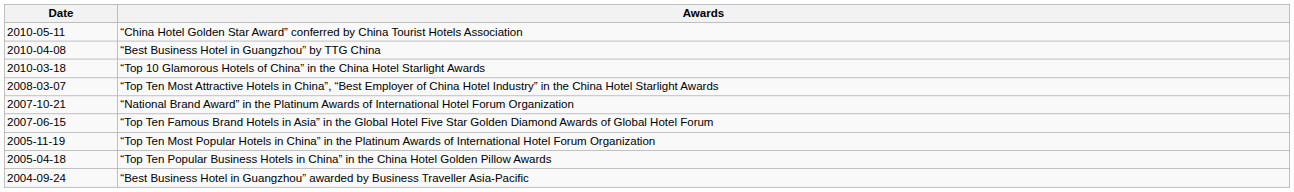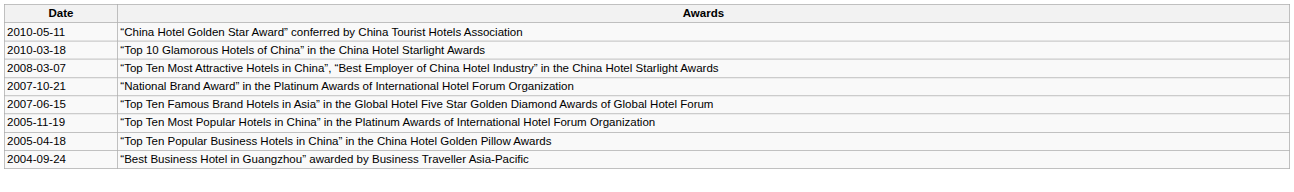- row: (251, 50)
